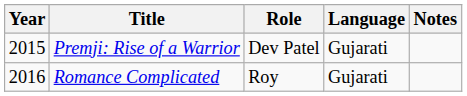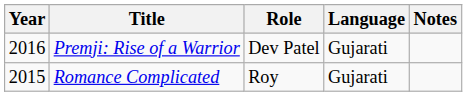(27, 47) 2015 -> (27, 47) 2016
(27, 76) 2016 -> (27, 76) 2015
